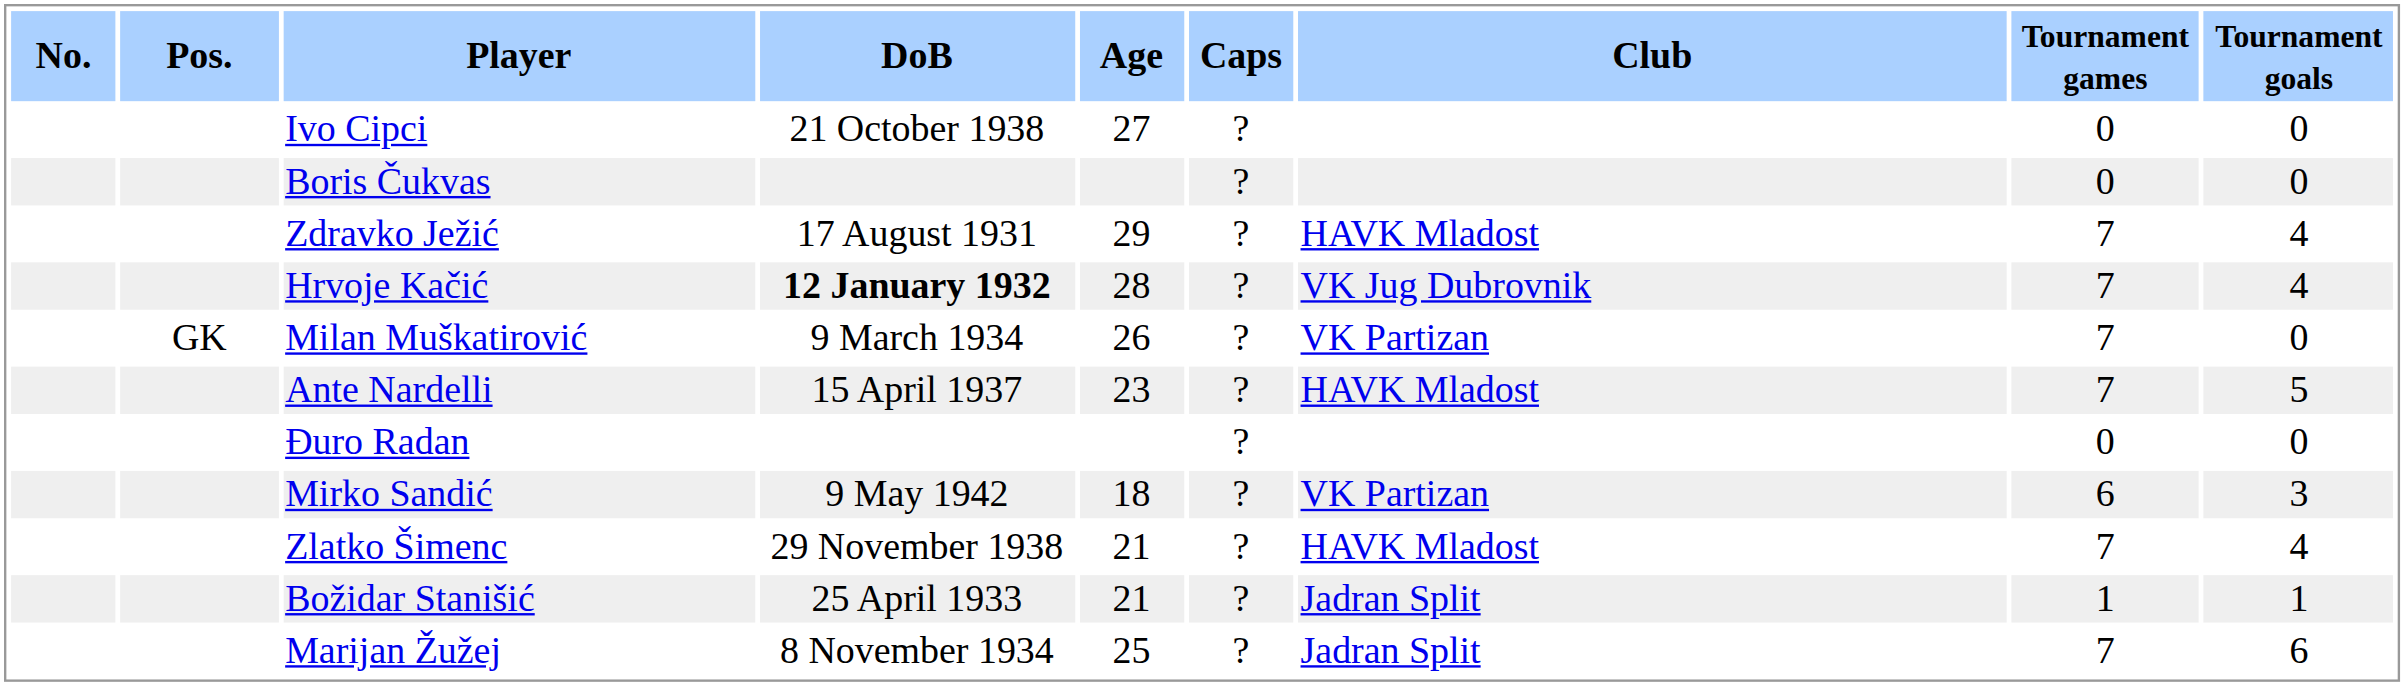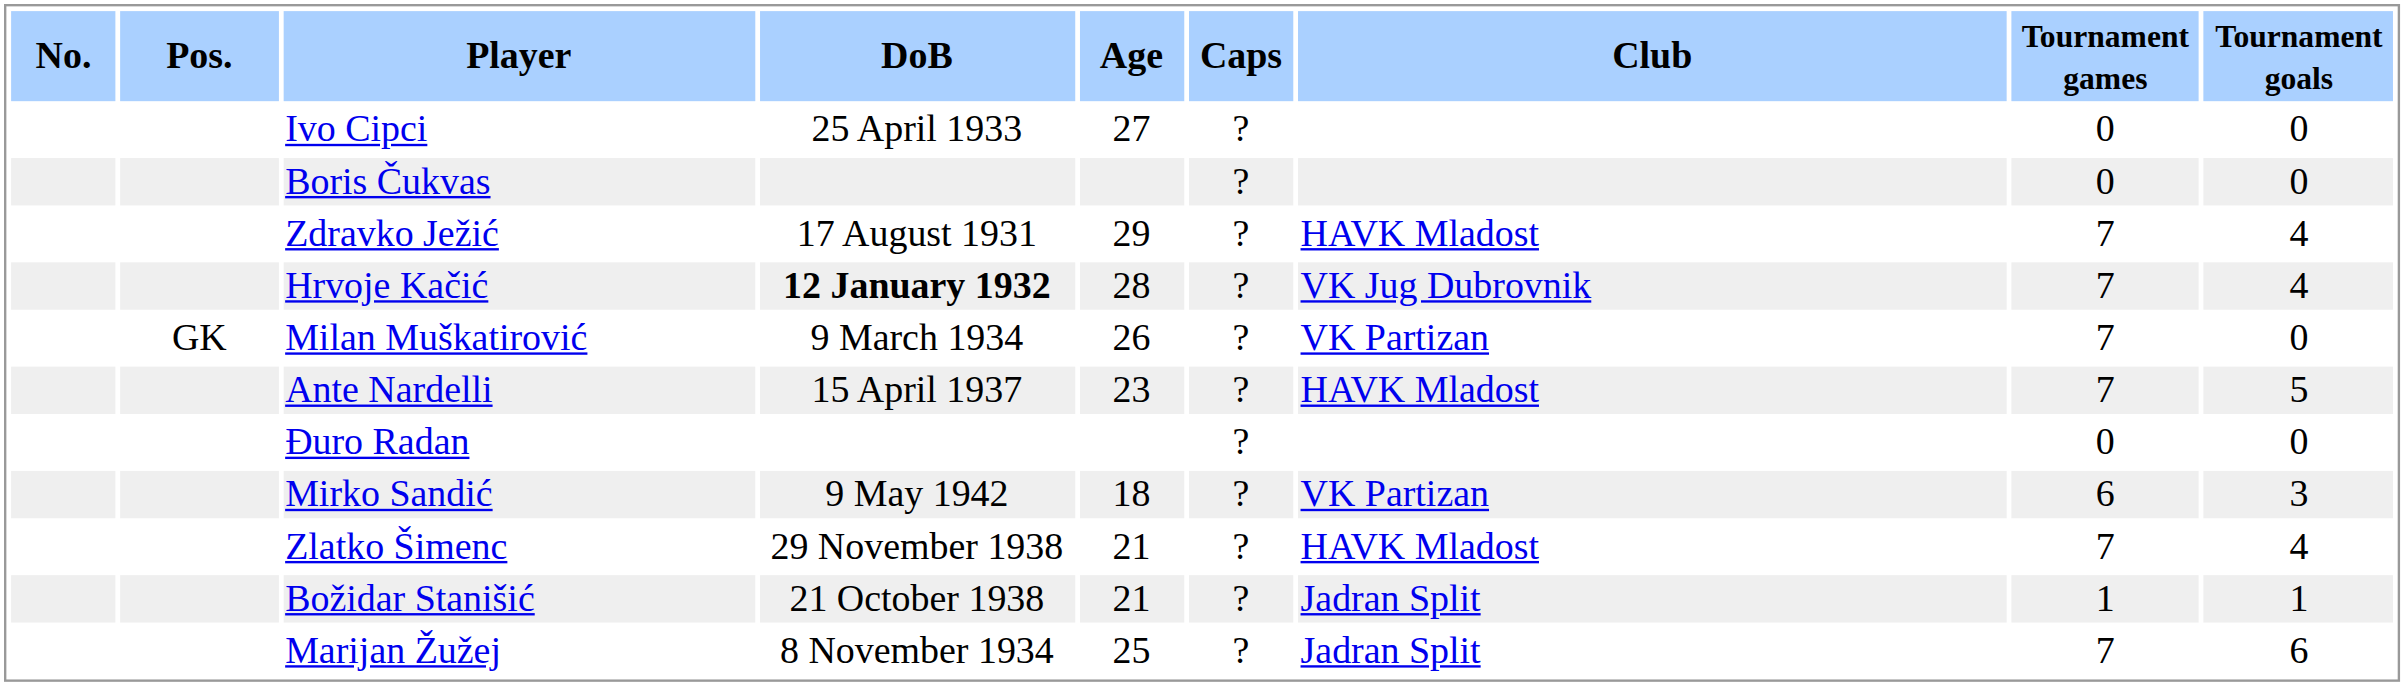(917, 128) 21 October 1938 -> (917, 128) 25 April 1933
(917, 598) 25 April 1933 -> (917, 598) 21 October 1938
